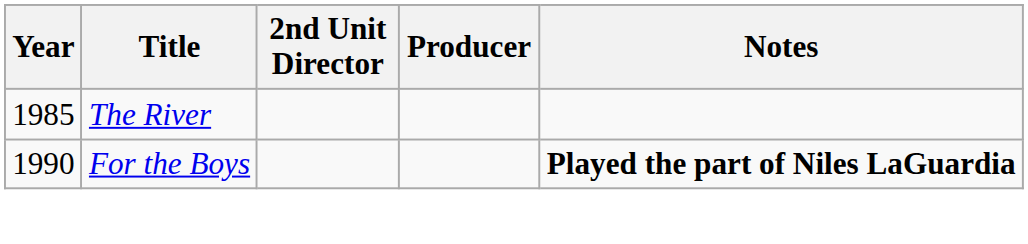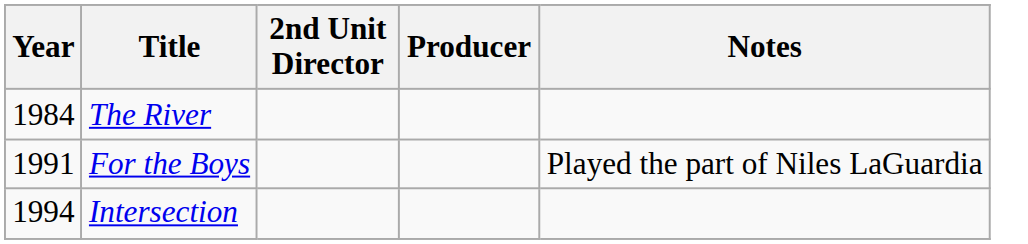(43, 113) 1985 -> (43, 113) 1984
(43, 163) 1990 -> (43, 163) 1991
(781, 163) bold -> (765, 163) normal
+ row: (163, 212)
